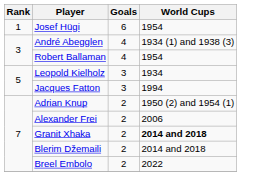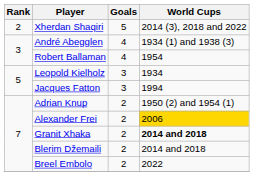- row: (57, 27)
+ row: (69, 27)
(152, 118) no background -> (152, 118) gold background
